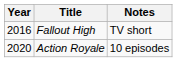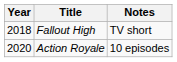(19, 30) 2016 -> (19, 30) 2018
